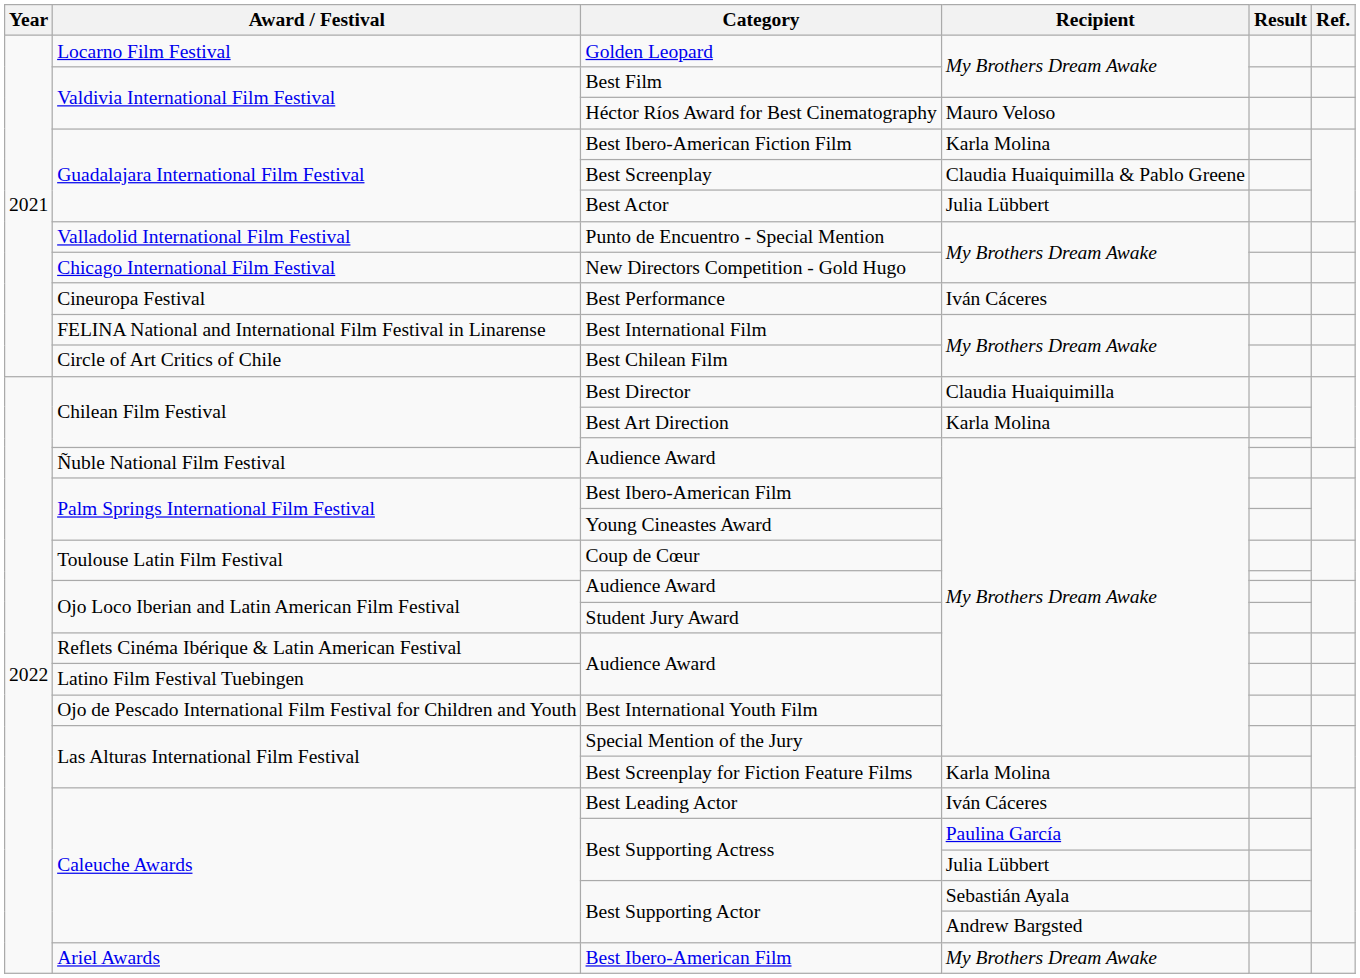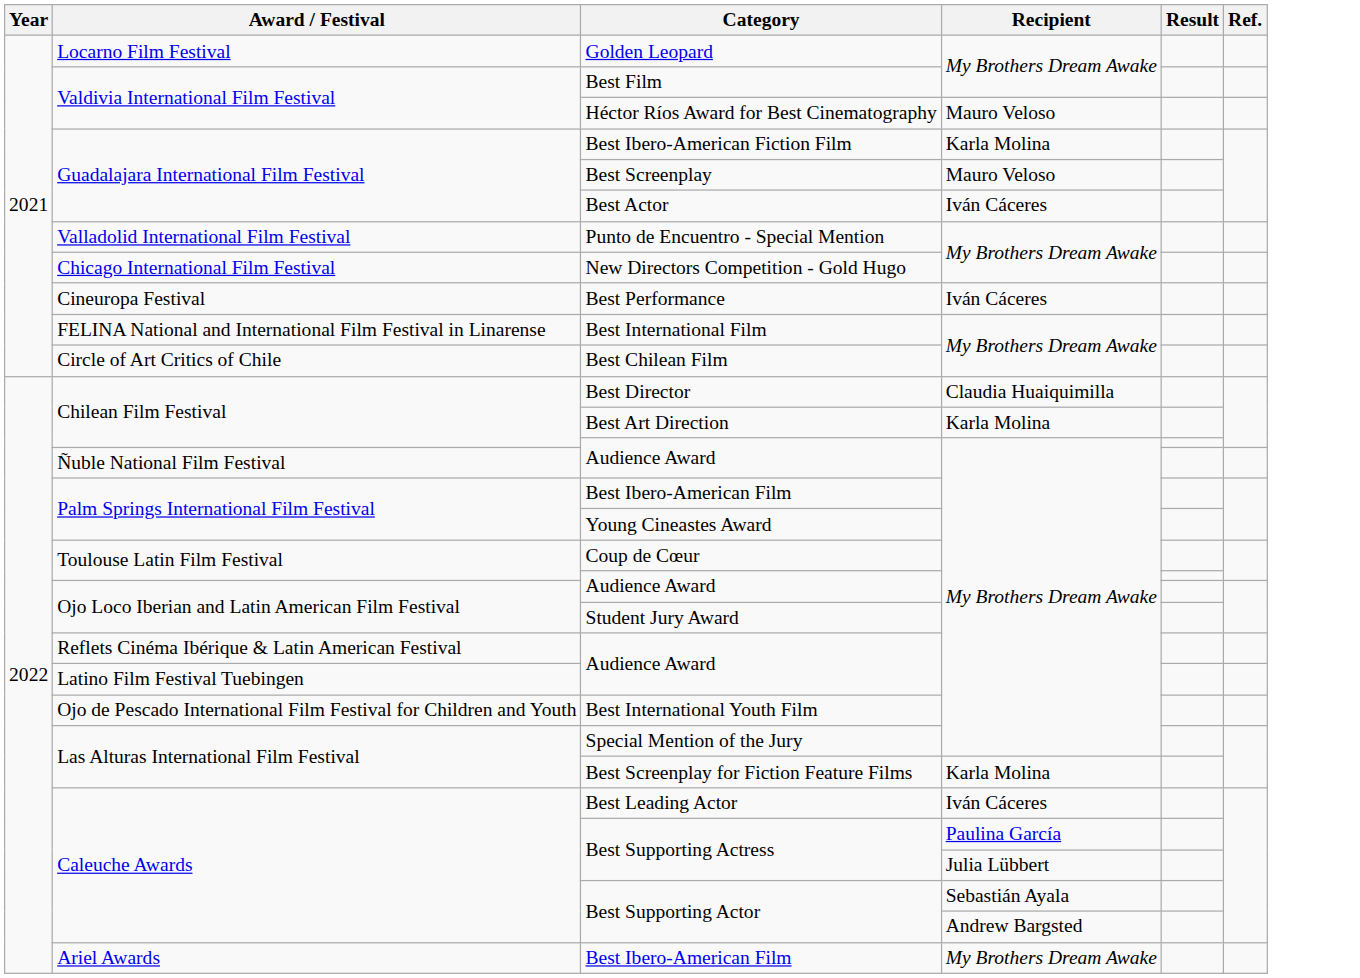(1095, 174) Claudia Huaiquimilla & Pablo Greene -> (1001, 174) Mauro Veloso
(997, 205) Julia Lübbert -> (996, 205) Iván Cáceres
